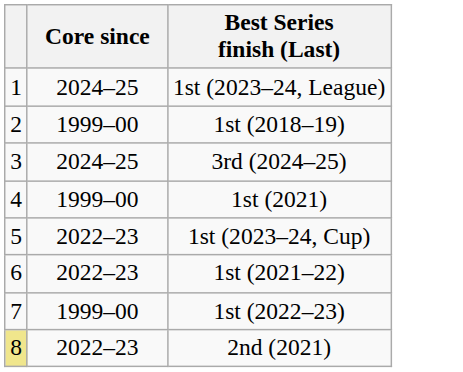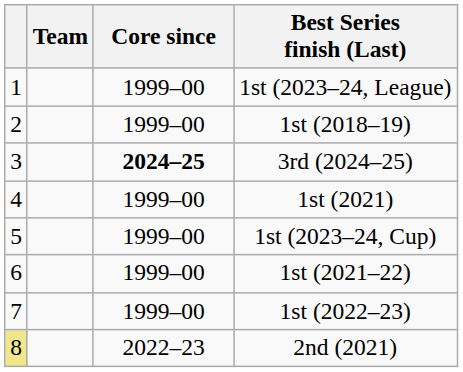+ column: (60, 36)
(97, 86) 2024–25 -> (164, 86) 1999–00
(97, 161) normal -> (164, 161) bold
(97, 236) 2022–23 -> (164, 236) 1999–00
(97, 273) 2022–23 -> (164, 273) 1999–00
